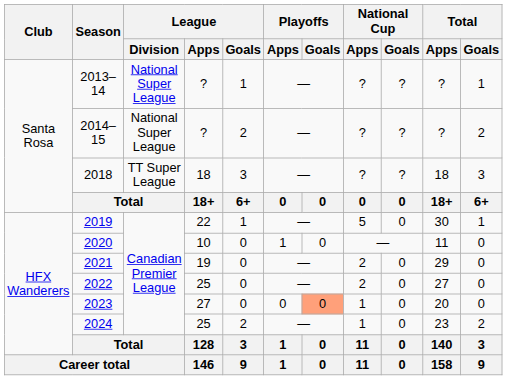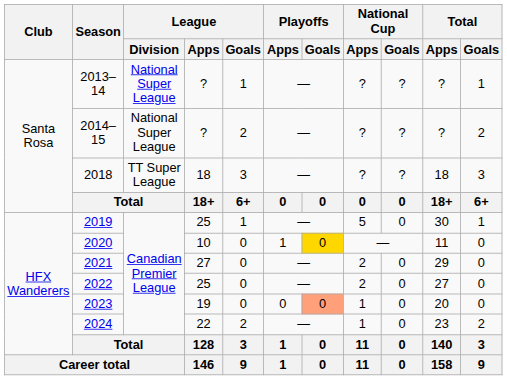(204, 222) 22 -> (204, 222) 25
(323, 243) no background -> (323, 243) gold background
(204, 263) 19 -> (204, 263) 27
(204, 304) 27 -> (204, 304) 19
(204, 324) 25 -> (204, 324) 22
